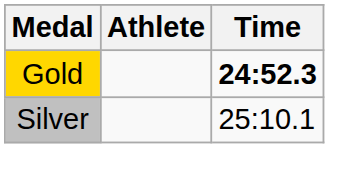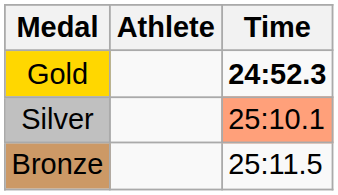(267, 119) no background -> (277, 119) lightsalmon background
+ row: (57, 165)
